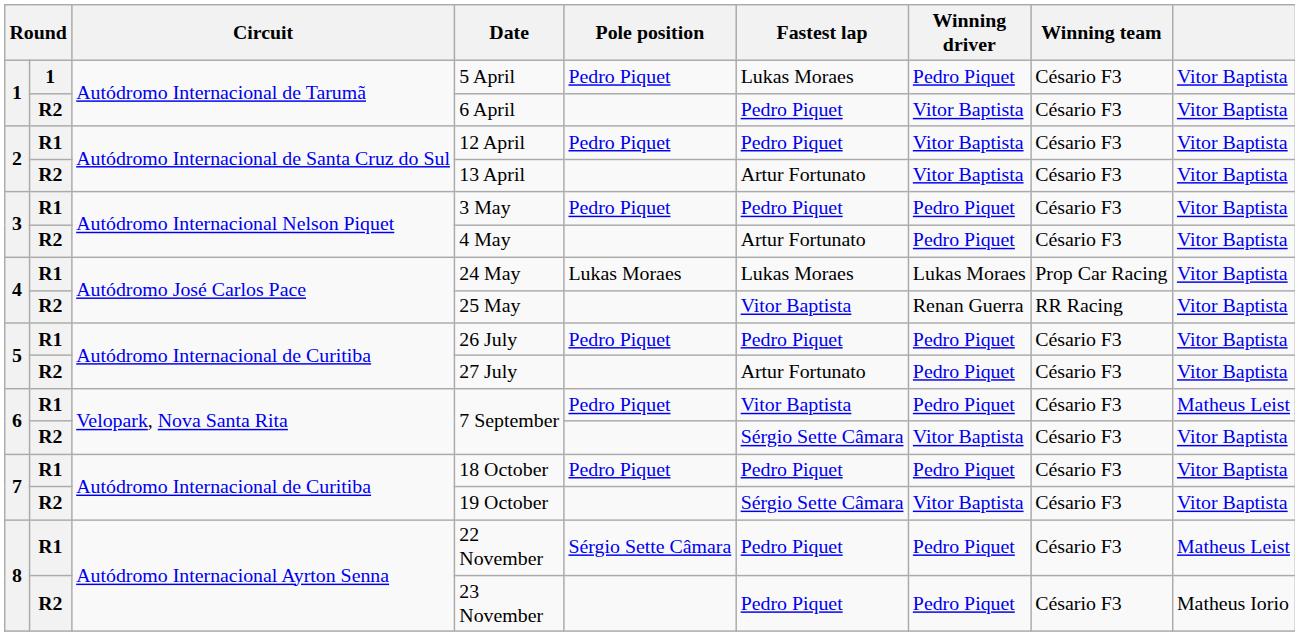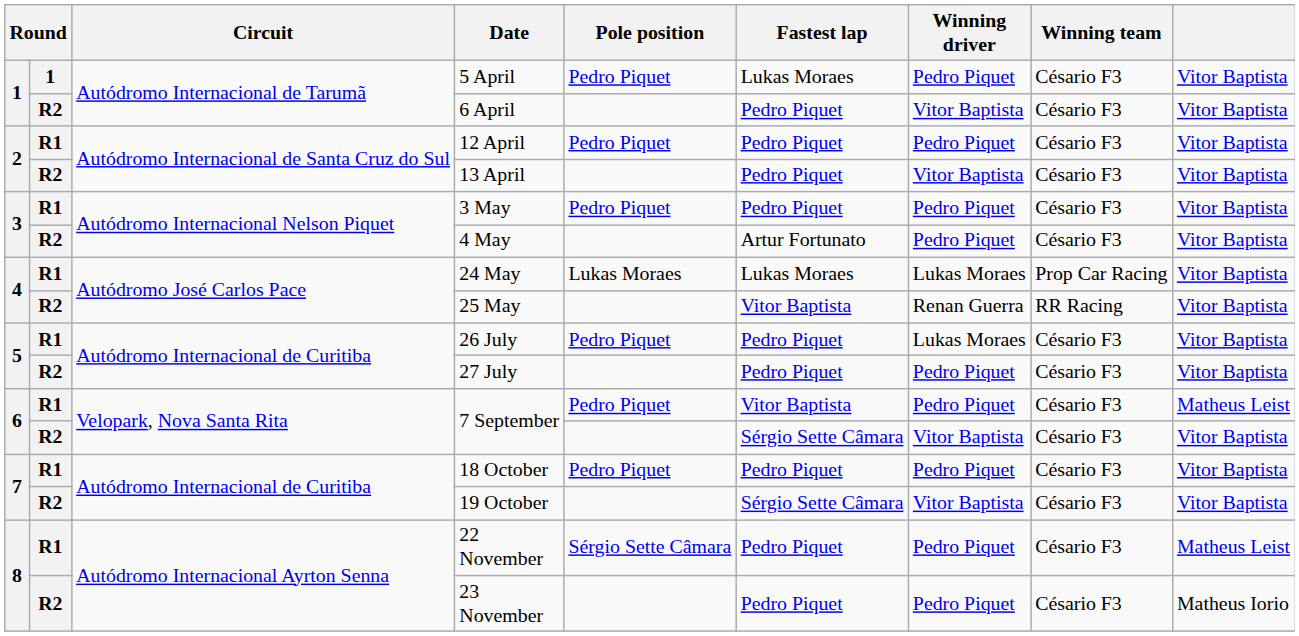(968, 142) Vitor Baptista -> (964, 142) Pedro Piquet
(803, 174) Artur Fortunato -> (792, 174) Pedro Piquet
(964, 338) Pedro Piquet -> (969, 338) Lukas Moraes
(803, 371) Artur Fortunato -> (792, 371) Pedro Piquet
